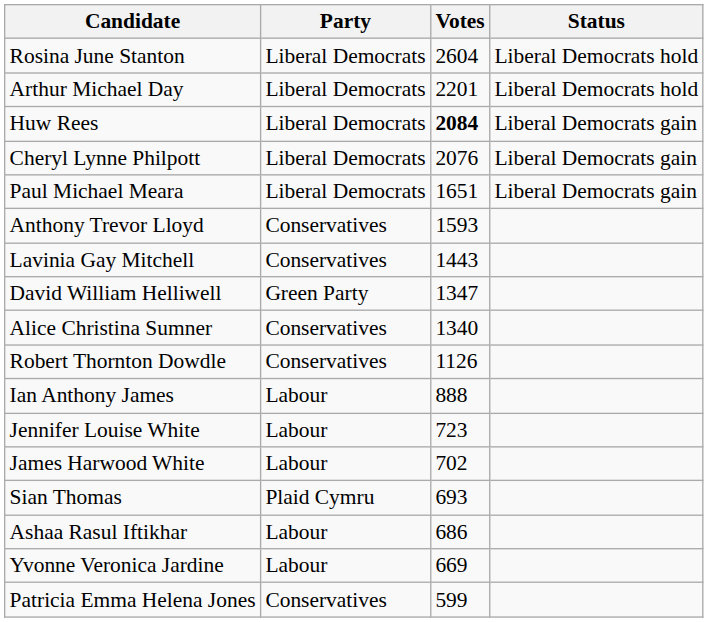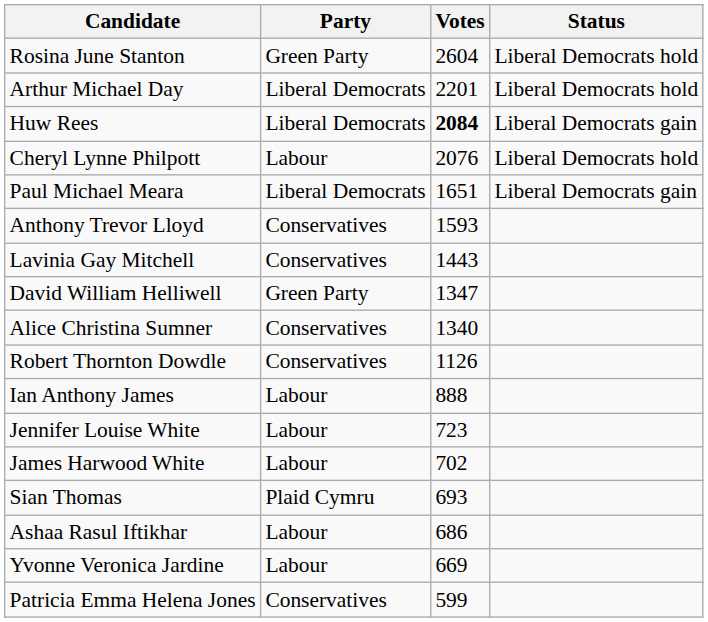(345, 55) Liberal Democrats -> (317, 55) Green Party
(345, 157) Liberal Democrats -> (296, 157) Labour
(596, 157) Liberal Democrats gain -> (596, 157) Liberal Democrats hold
